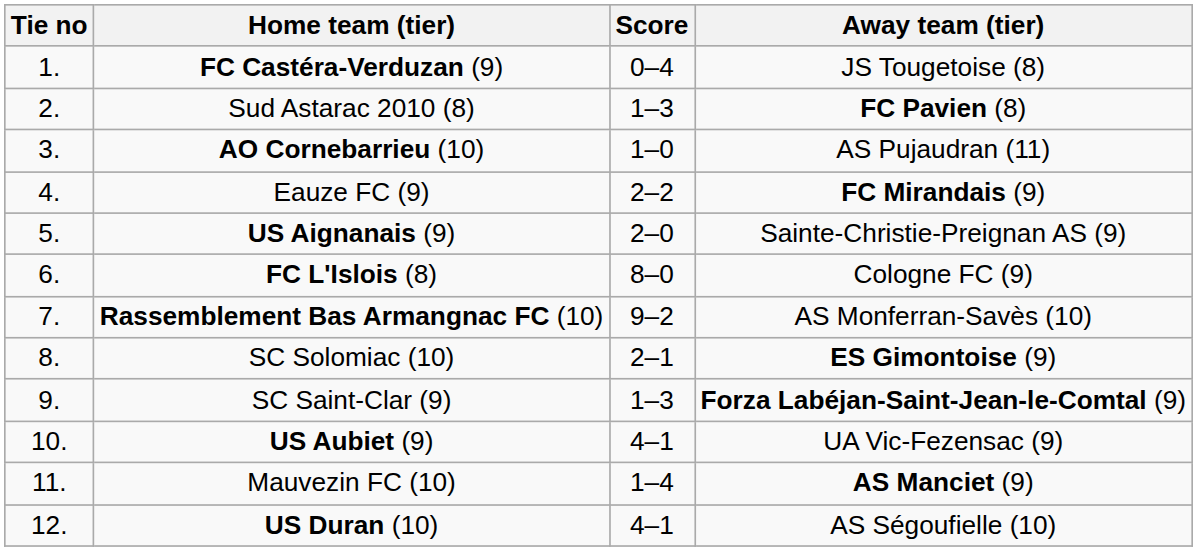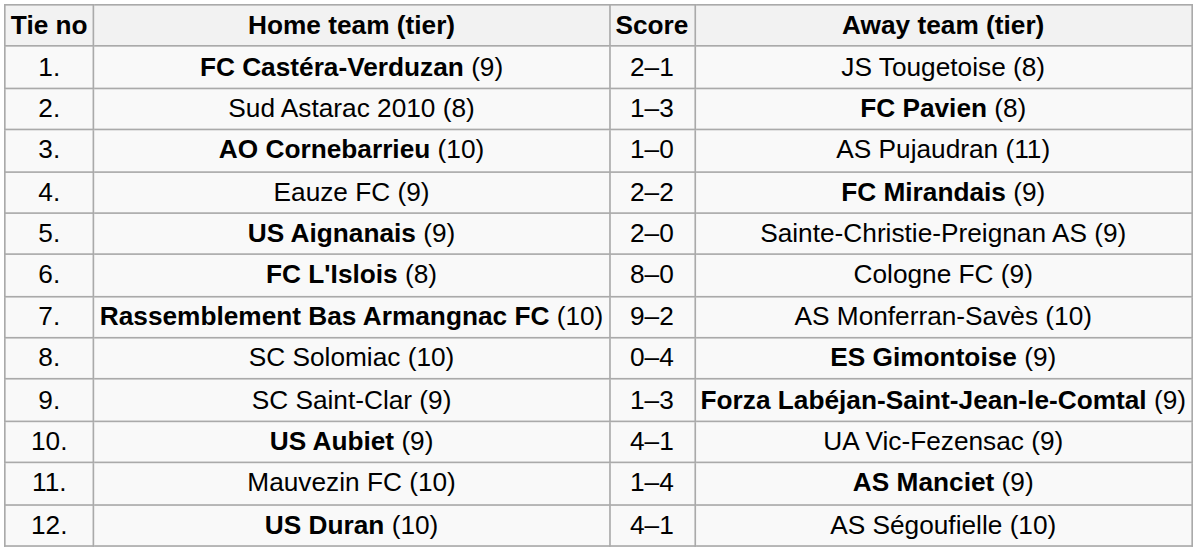(652, 66) 0–4 -> (652, 66) 2–1
(652, 358) 2–1 -> (652, 358) 0–4
